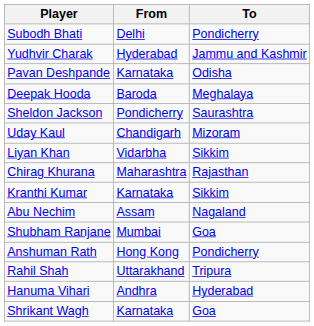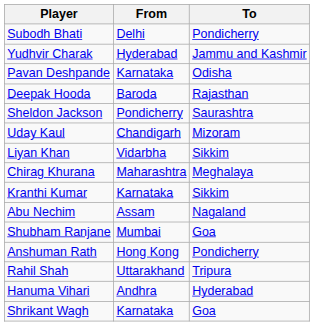(223, 93) Meghalaya -> (220, 93) Rajasthan
(220, 172) Rajasthan -> (223, 172) Meghalaya
